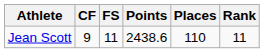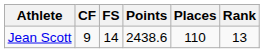(111, 37) 11 -> (111, 37) 14
(239, 37) 11 -> (239, 37) 13
